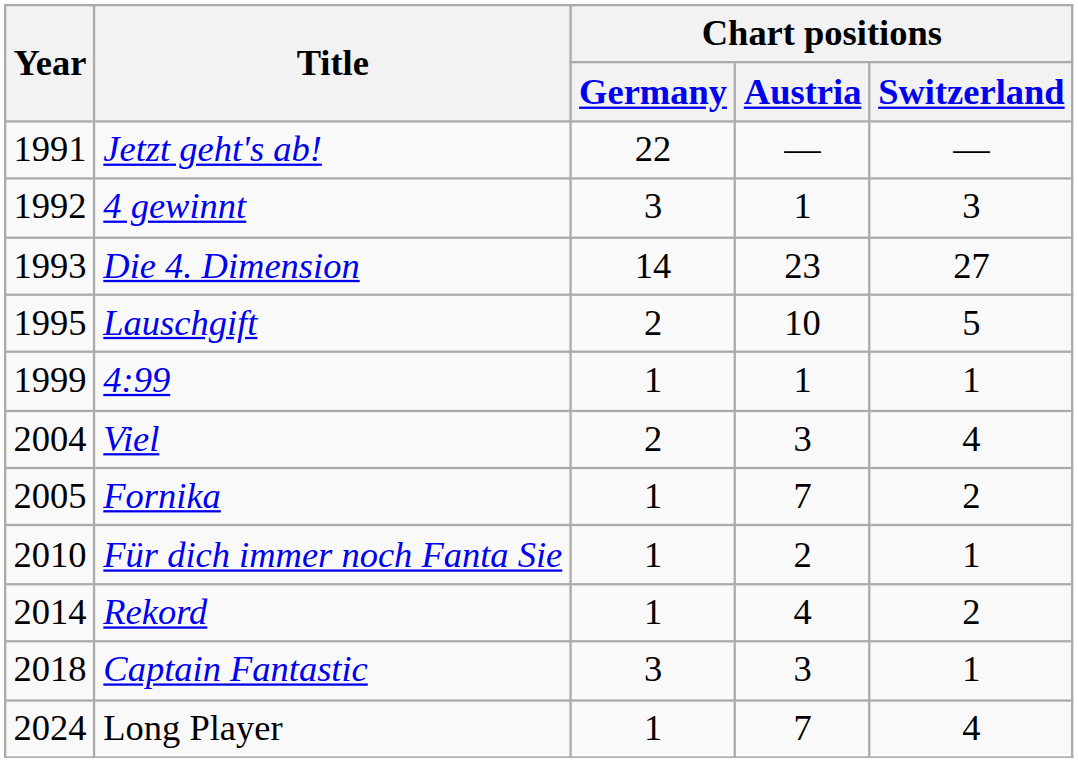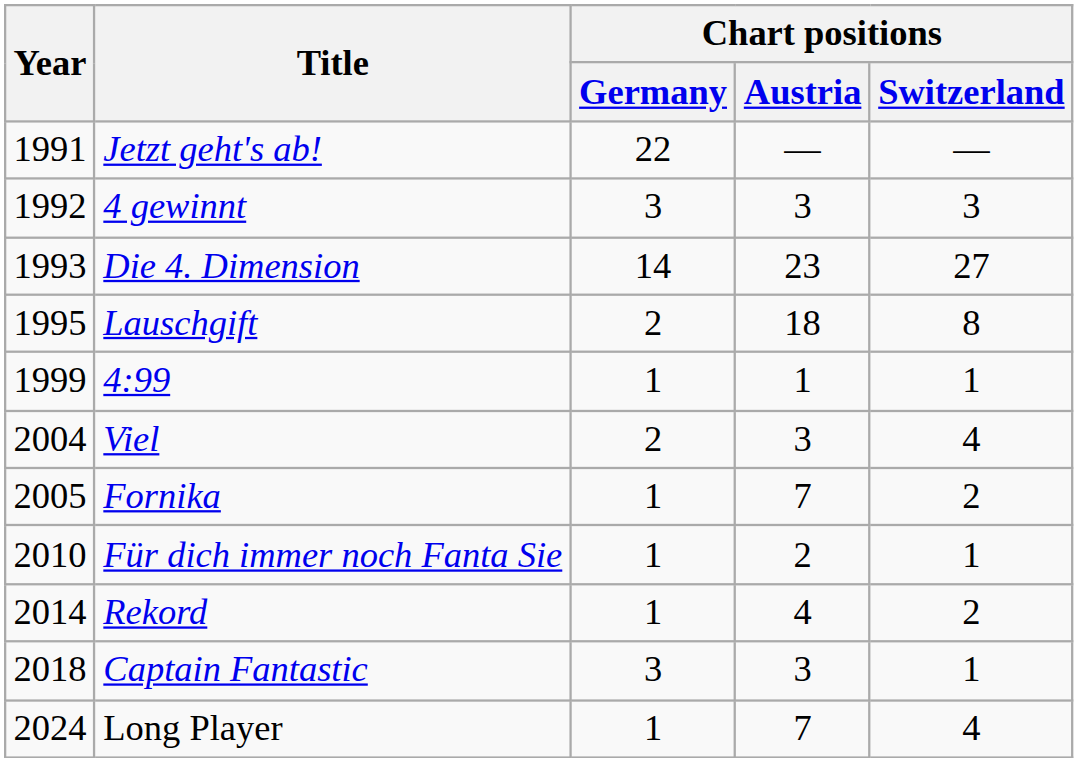(803, 206) 1 -> (803, 206) 3
(803, 322) 10 -> (803, 322) 18
(971, 322) 5 -> (971, 322) 8
